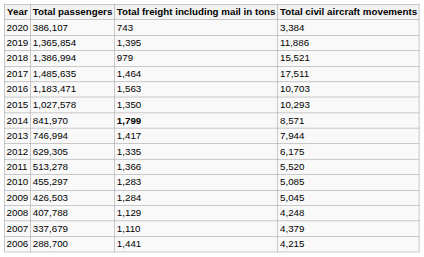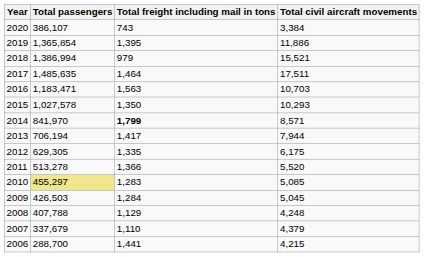(50, 136) 746,994 -> (50, 136) 706,194
(50, 182) no background -> (50, 182) khaki background
